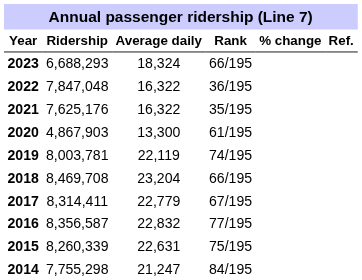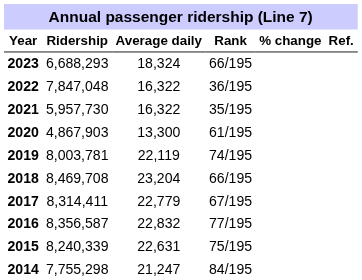(77, 109) 7,625,176 -> (77, 109) 5,957,730
(77, 246) 8,260,339 -> (77, 246) 8,240,339
